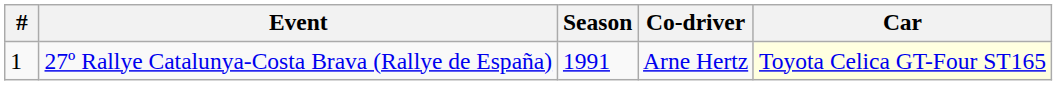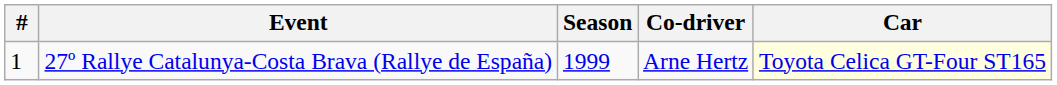(586, 60) 1991 -> (586, 60) 1999
